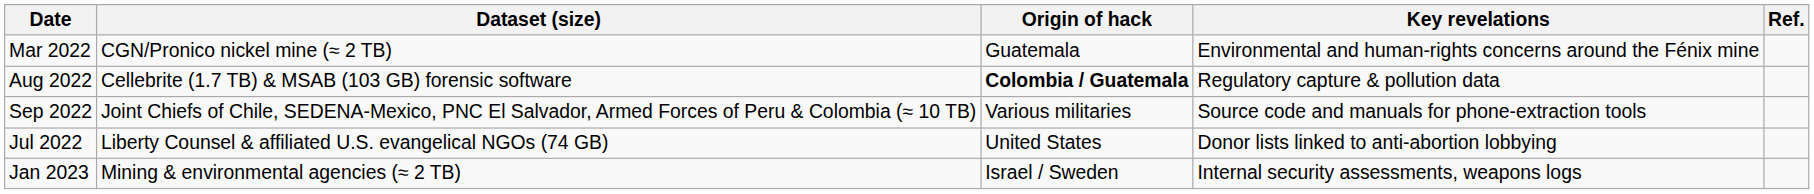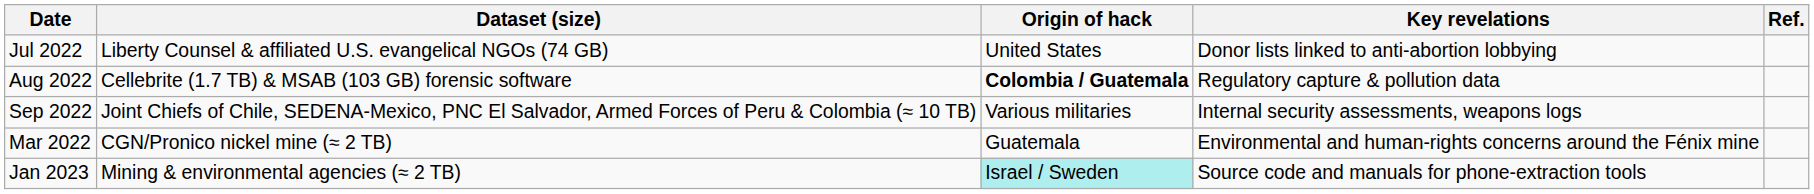rows swapped: (50, 50) <-> (46, 142)
(1422, 111) Source code and manuals for phone-extraction tools -> (1389, 111) Internal security assessments, weapons logs
(1052, 173) no background -> (1052, 173) paleturquoise background
(1389, 173) Internal security assessments, weapons logs -> (1422, 173) Source code and manuals for phone-extraction tools
